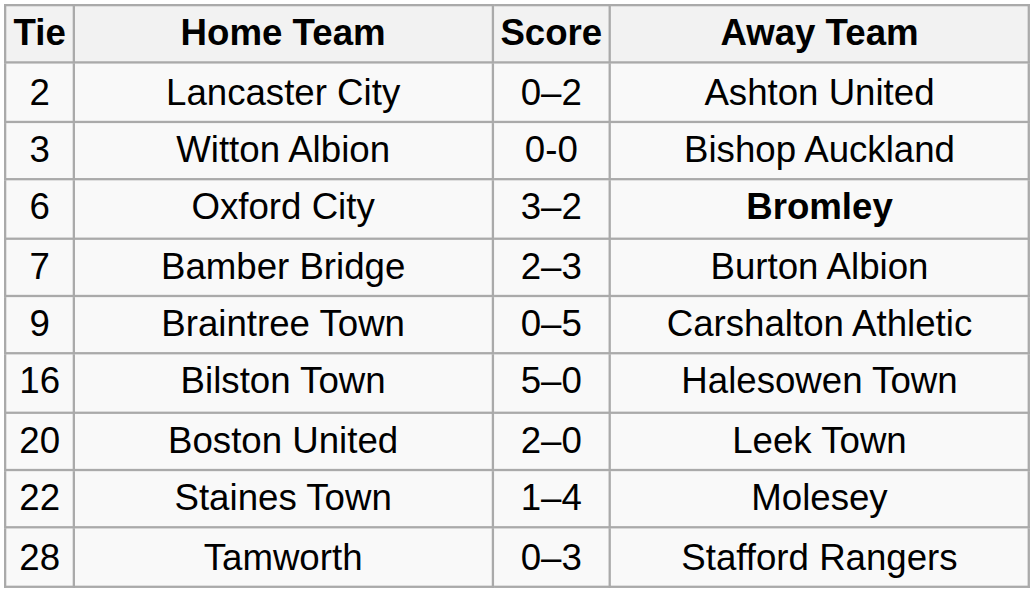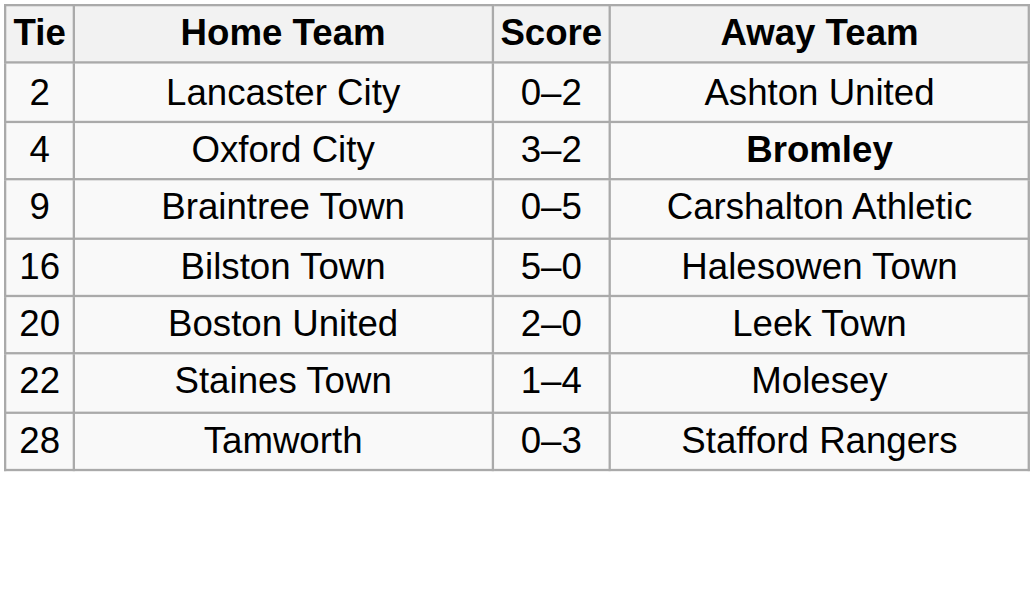- row: (283, 149)
(40, 207) 6 -> (40, 149) 4
- row: (283, 265)
